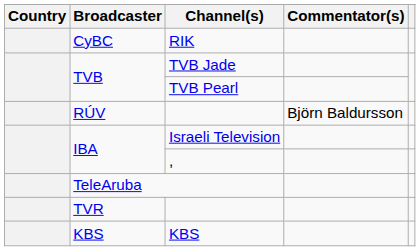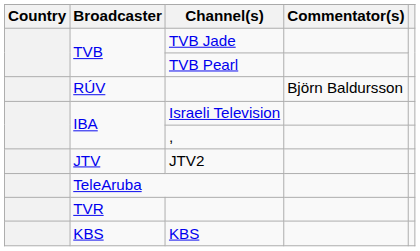- row: (93, 40)
+ row: (87, 161)
